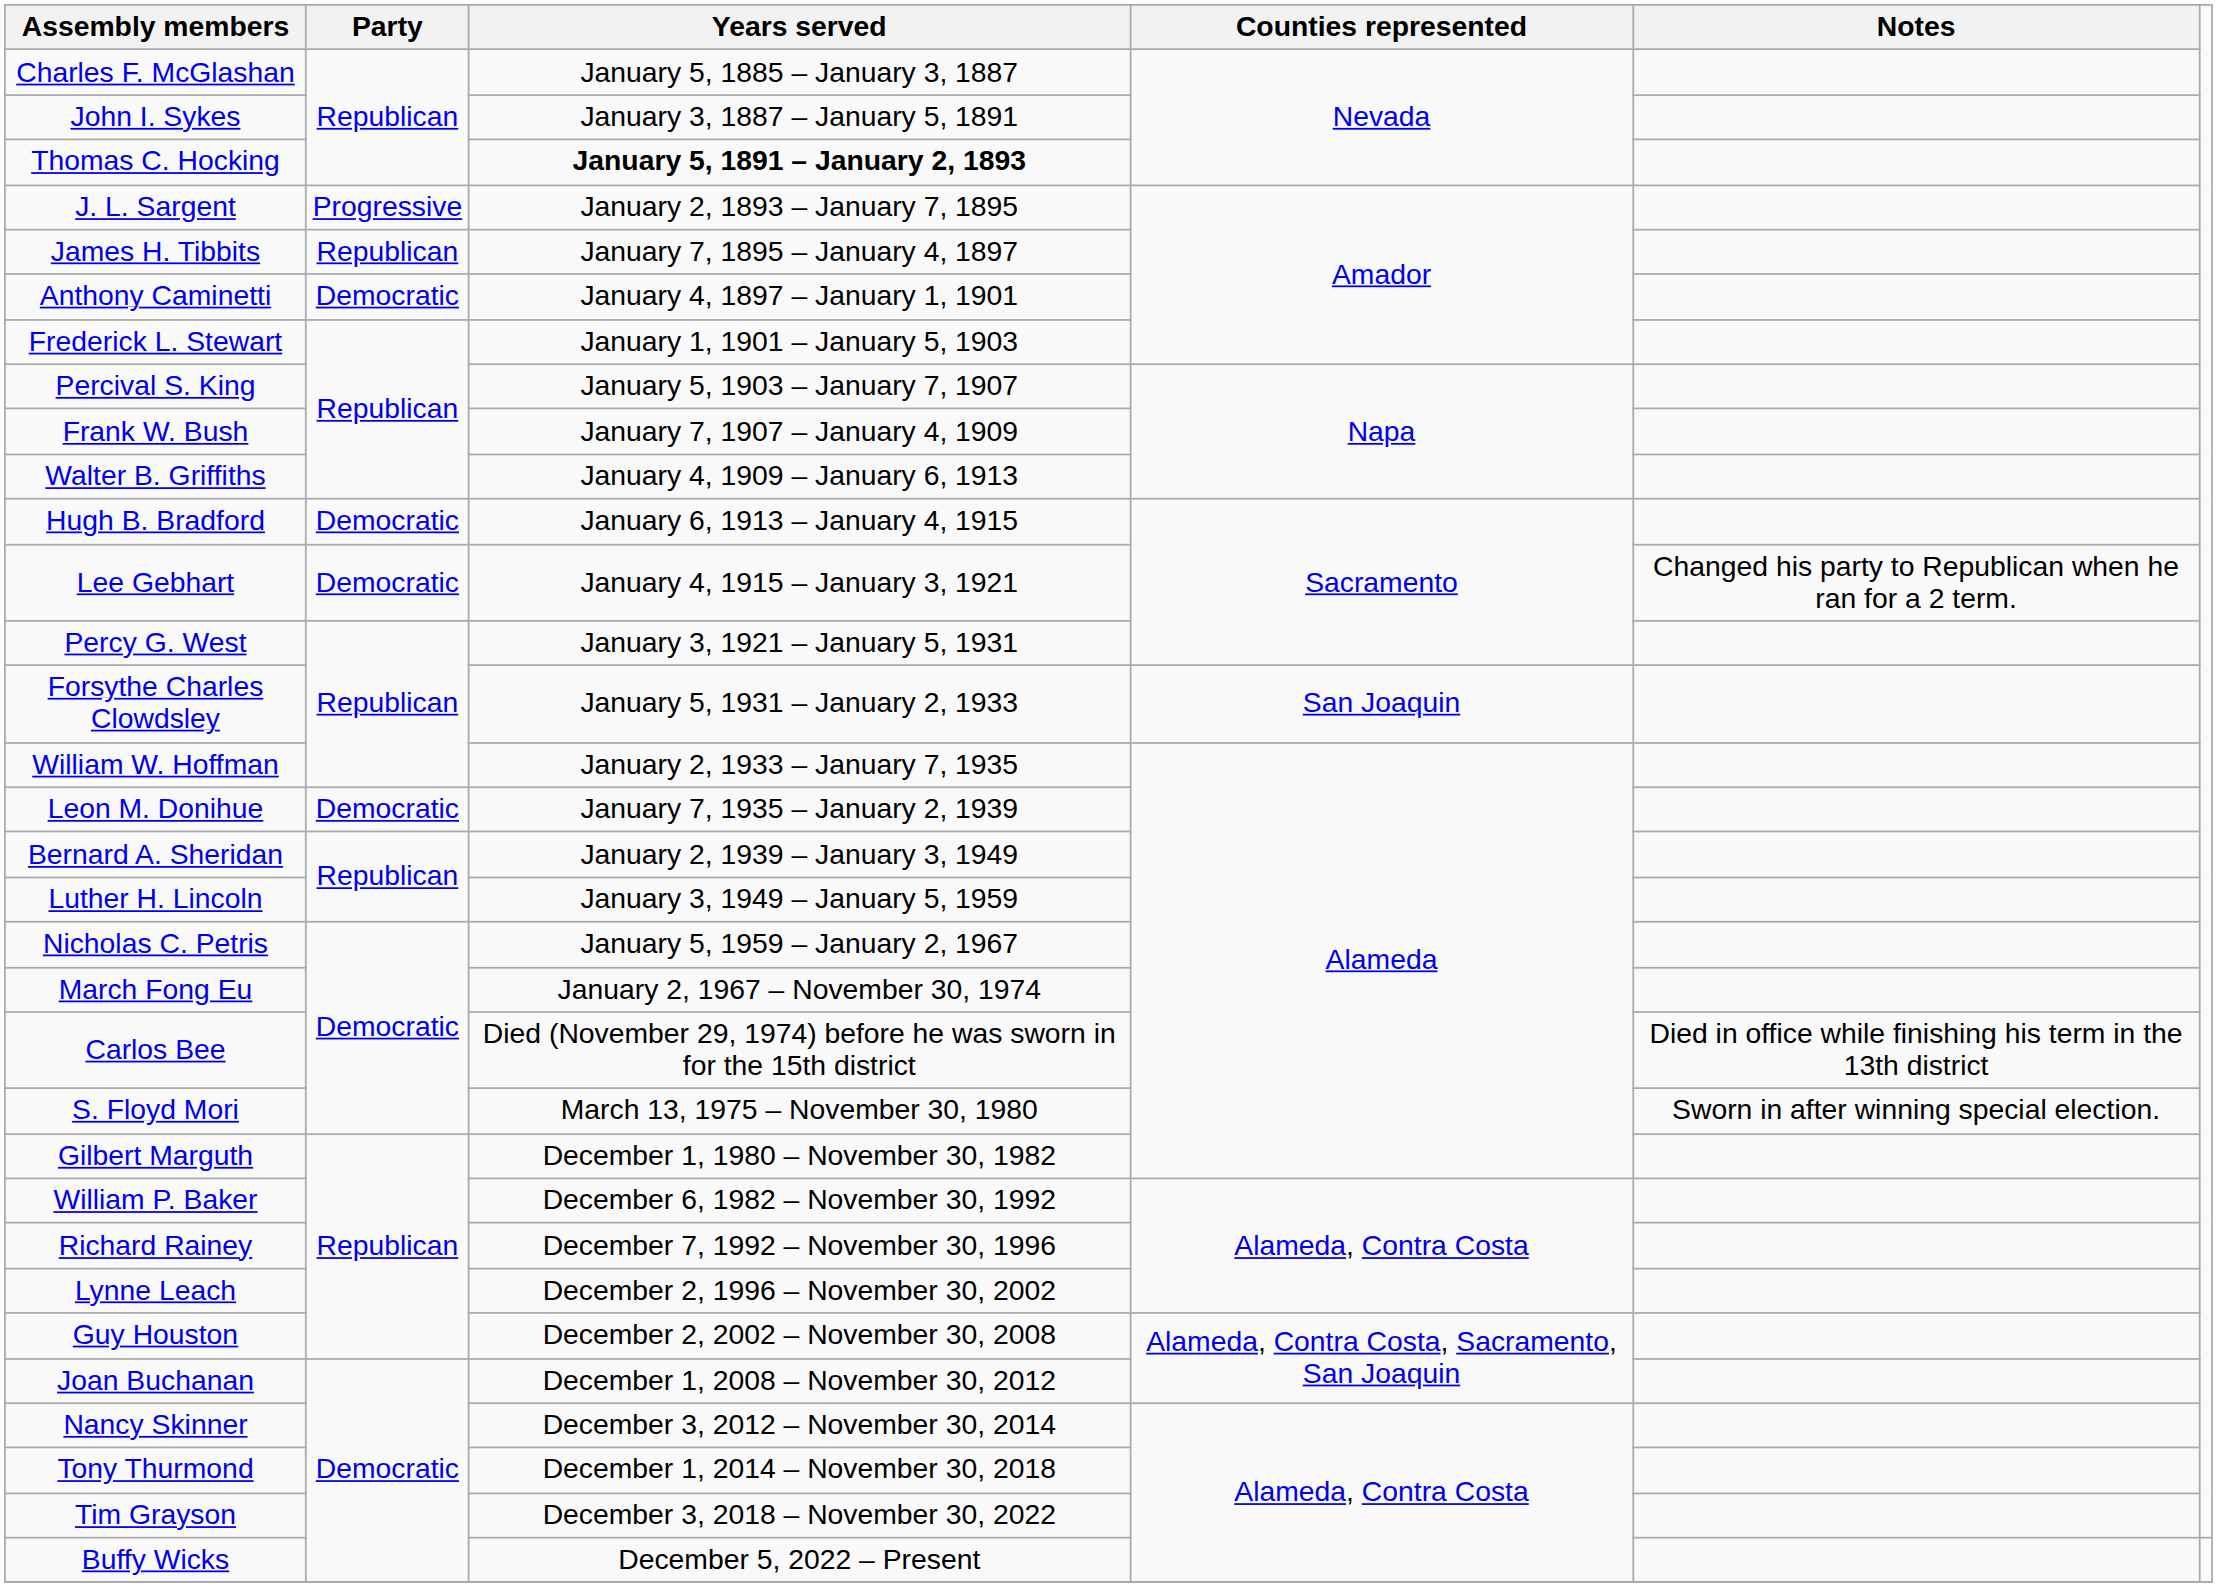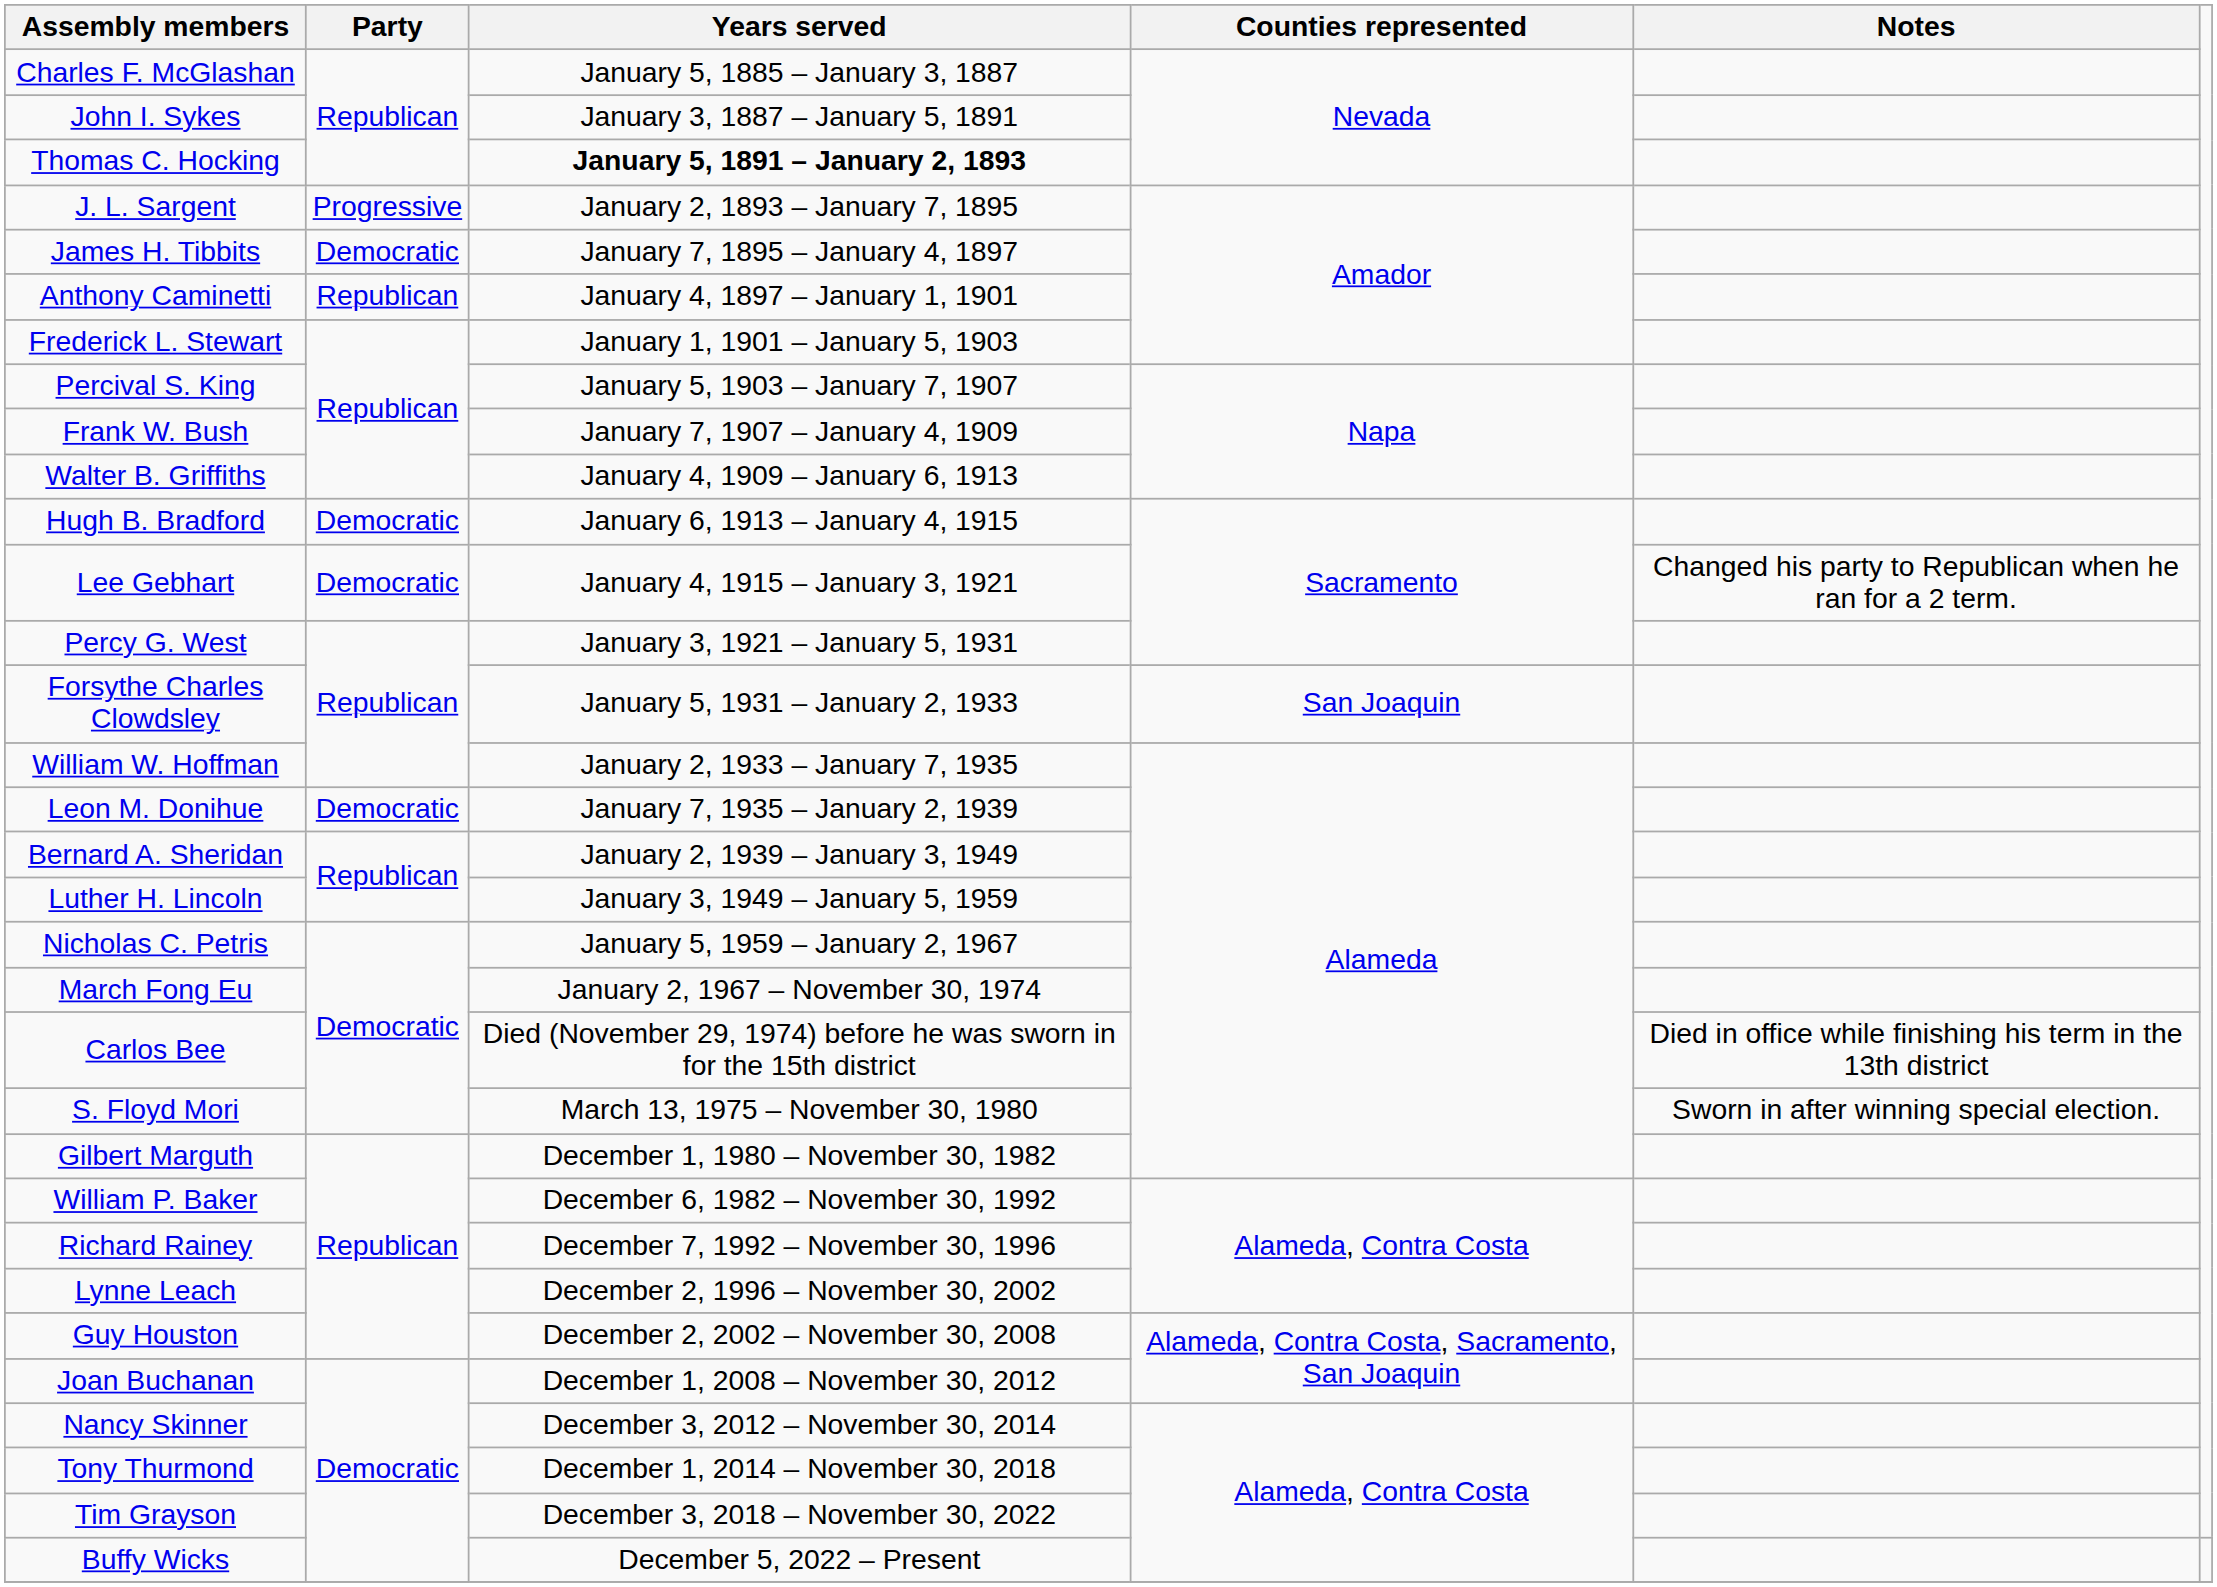(387, 251) Republican -> (387, 251) Democratic
(387, 296) Democratic -> (387, 296) Republican
